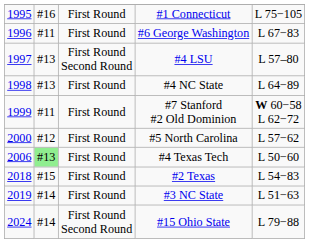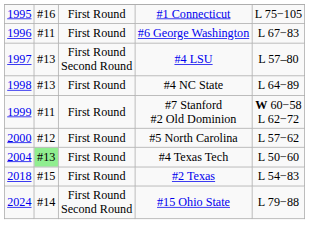(19, 157) 2006 -> (19, 157) 2004
- row: (194, 195)
